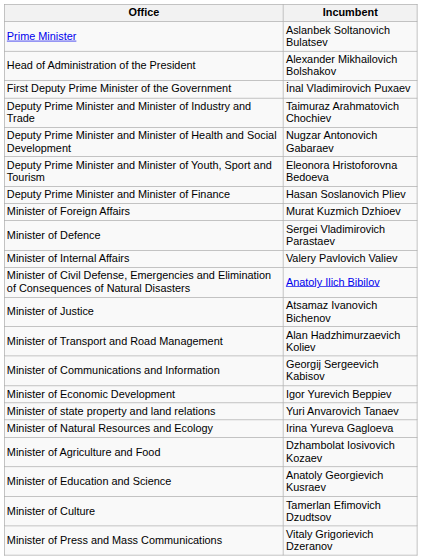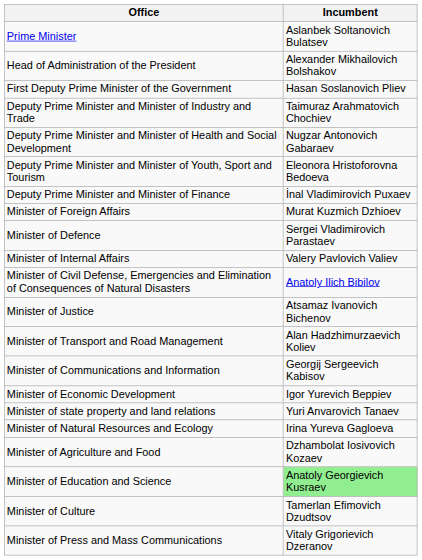(348, 89) İnal Vladimirovich Puxaev -> (346, 89) Hasan Soslanovich Pliev
(346, 195) Hasan Soslanovich Pliev -> (348, 195) İnal Vladimirovich Puxaev
(335, 481) no background -> (335, 481) lightgreen background
